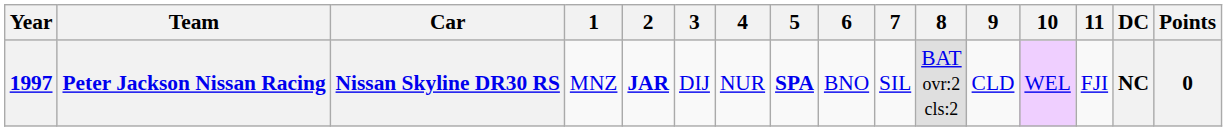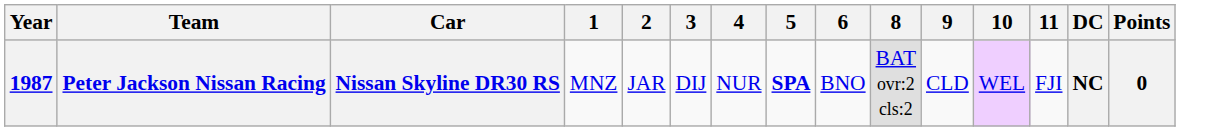- column: (895, 22)
(31, 83) 1997 -> (31, 83) 1987
(648, 83) bold -> (646, 83) normal
